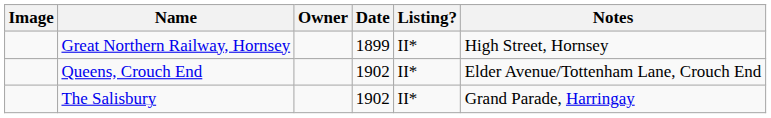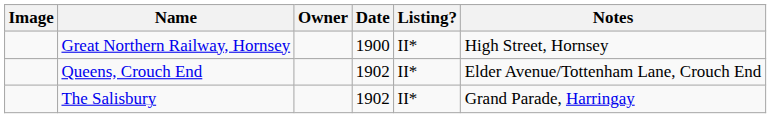(373, 44) 1899 -> (373, 44) 1900
